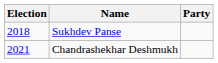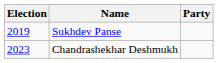(18, 31) 2018 -> (18, 31) 2019
(18, 49) 2021 -> (18, 49) 2023
